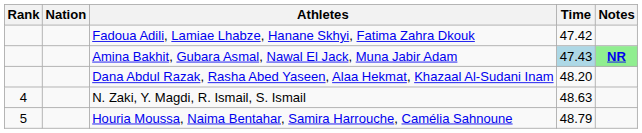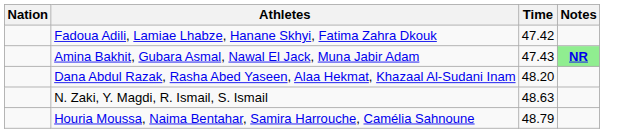- column: (23, 15)
(576, 56) lightblue background -> (538, 56) no background
